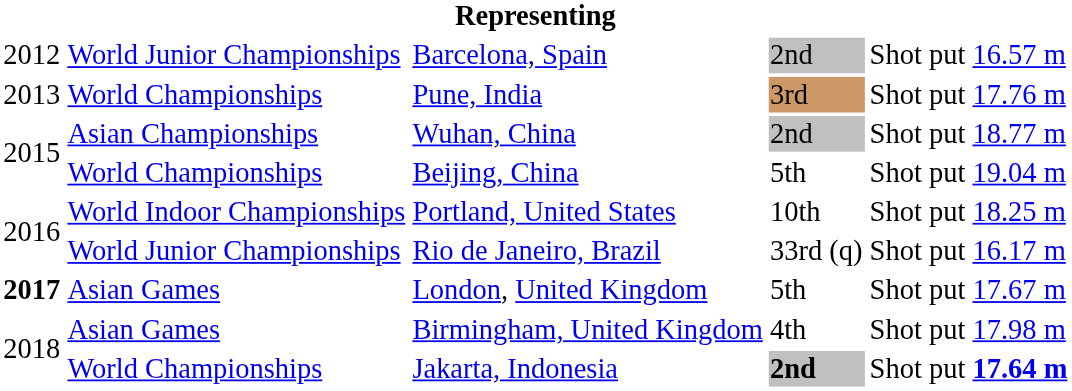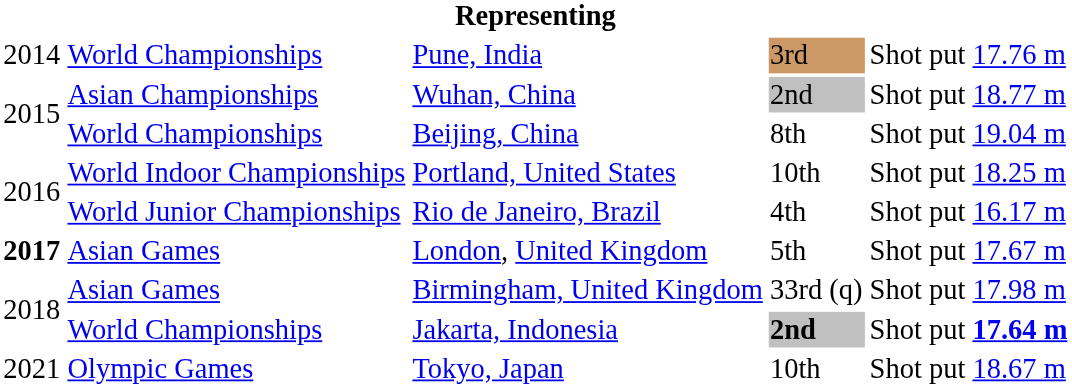- row: (510, 55)
(32, 94) 2013 -> (32, 55) 2014
(788, 172) 5th -> (788, 133) 8th
(816, 250) 33rd (q) -> (788, 211) 4th
(788, 329) 4th -> (816, 290) 33rd (q)
+ row: (488, 368)
